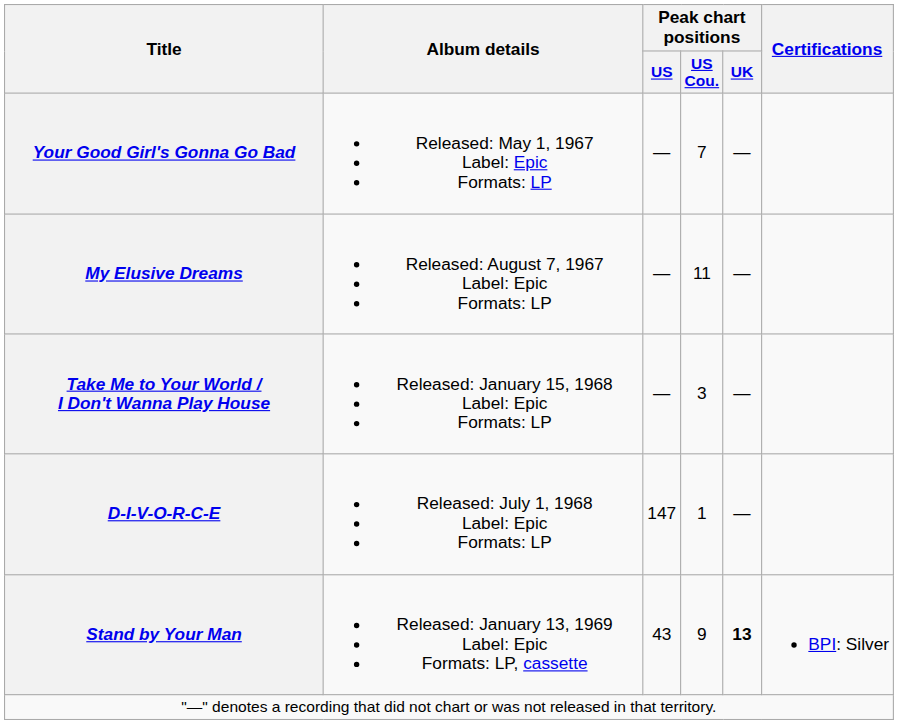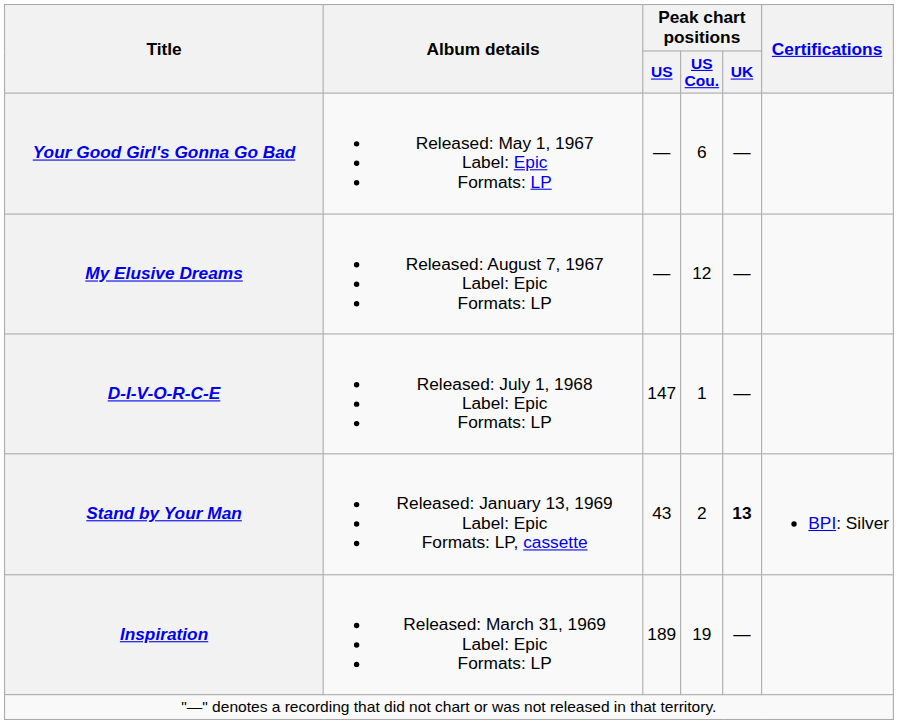(702, 153) 7 -> (702, 153) 6
(702, 273) 11 -> (702, 273) 12
- row: (164, 393)
(702, 634) 9 -> (702, 514) 2
+ row: (164, 634)
